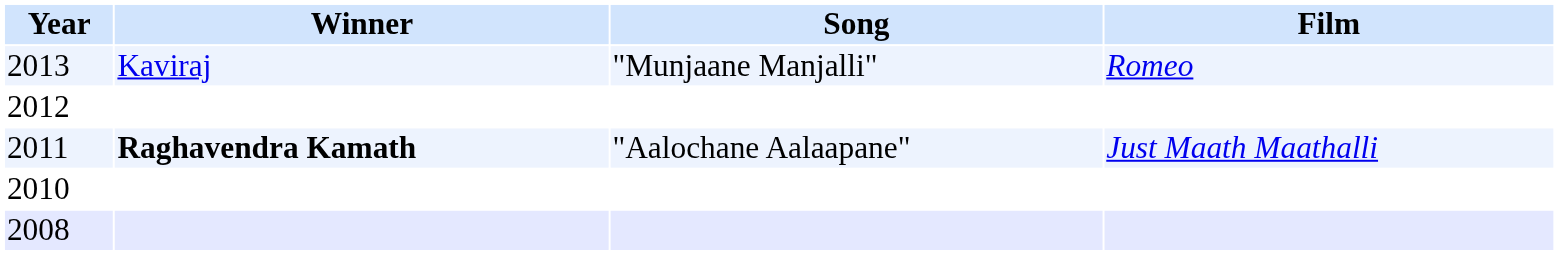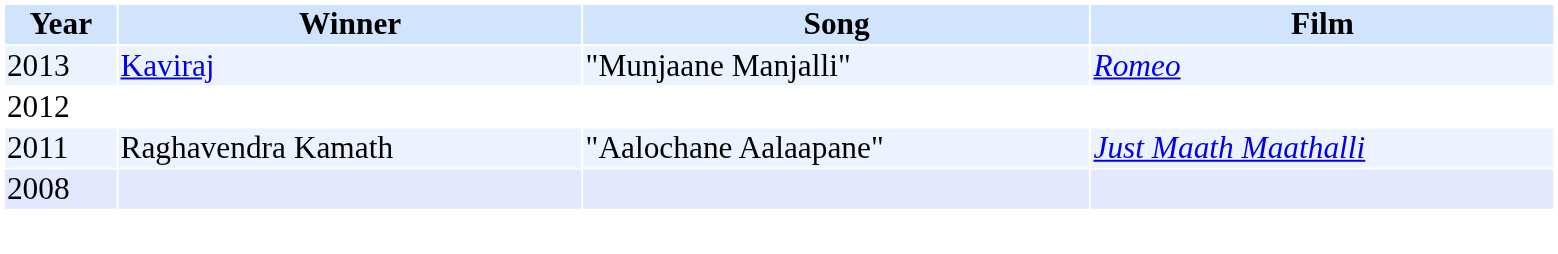(267, 147) bold -> (257, 147) normal
- row: (38, 188)
